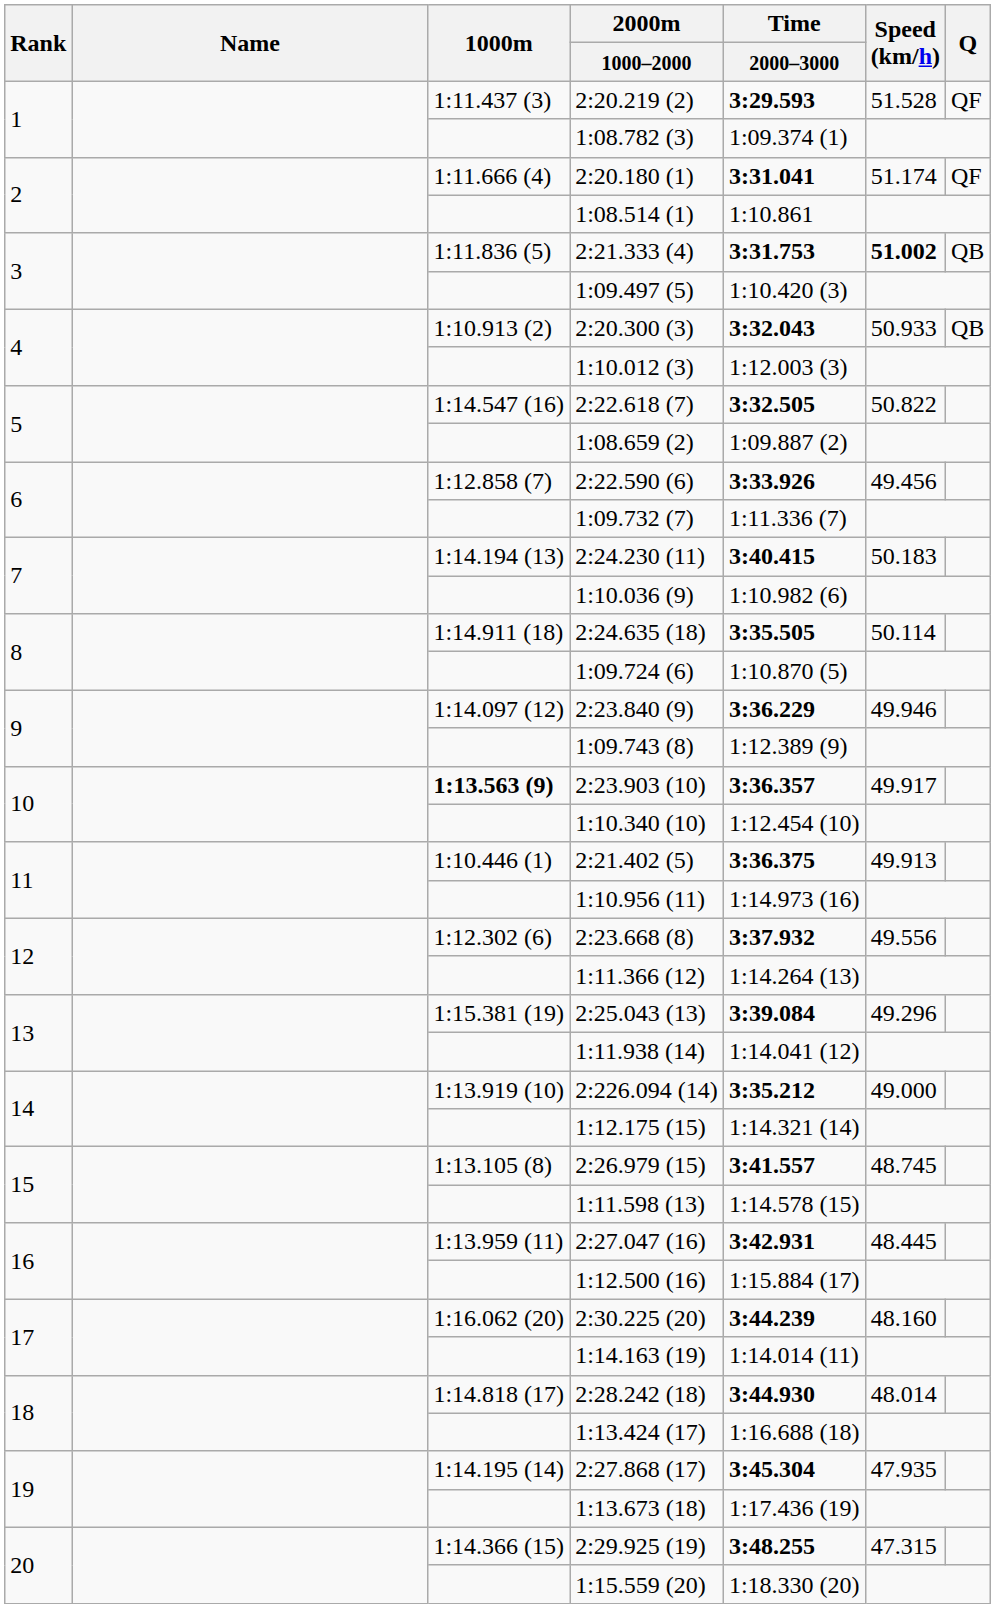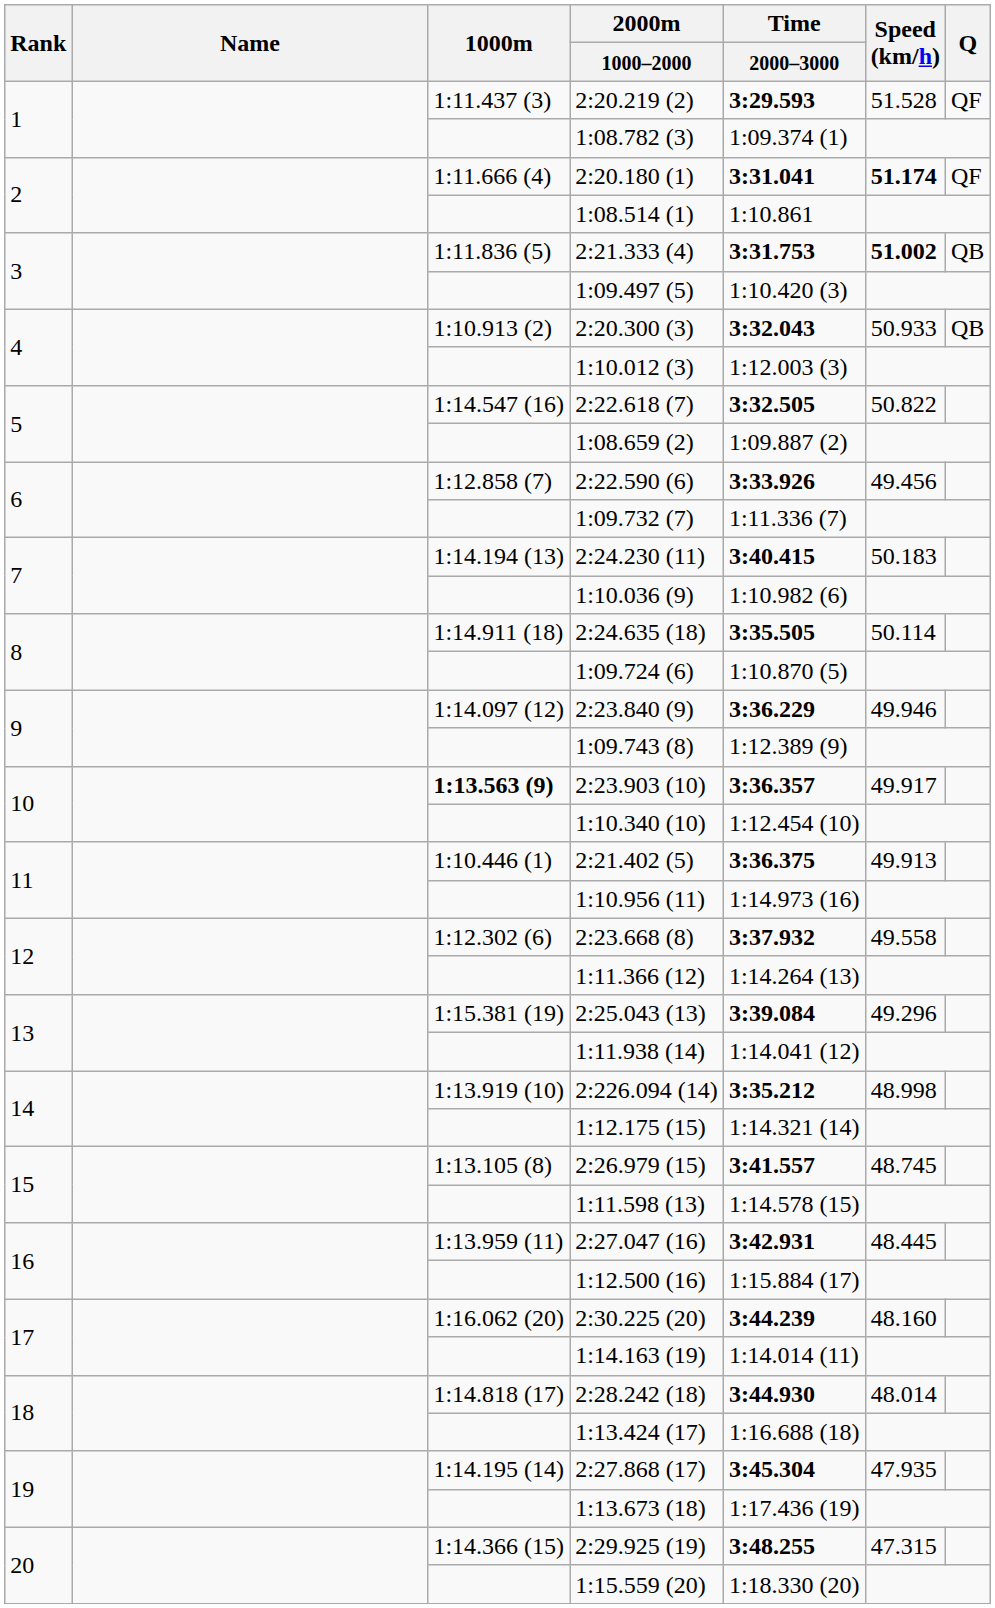(904, 175) normal -> (904, 175) bold
(904, 937) 49.556 -> (904, 937) 49.558
(904, 1089) 49.000 -> (904, 1089) 48.998
